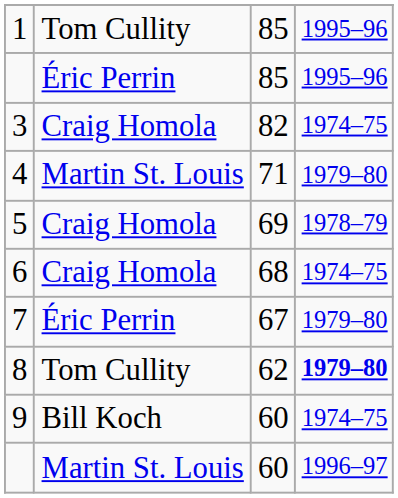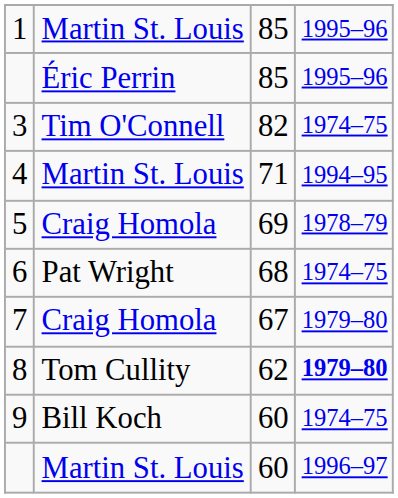(116, 28) Tom Cullity -> (143, 28) Martin St. Louis
(129, 126) Craig Homola -> (133, 126) Tim O'Connell
(345, 175) 1979–80 -> (345, 175) 1994–95
(129, 272) Craig Homola -> (108, 272) Pat Wright
(109, 321) Éric Perrin -> (129, 321) Craig Homola
